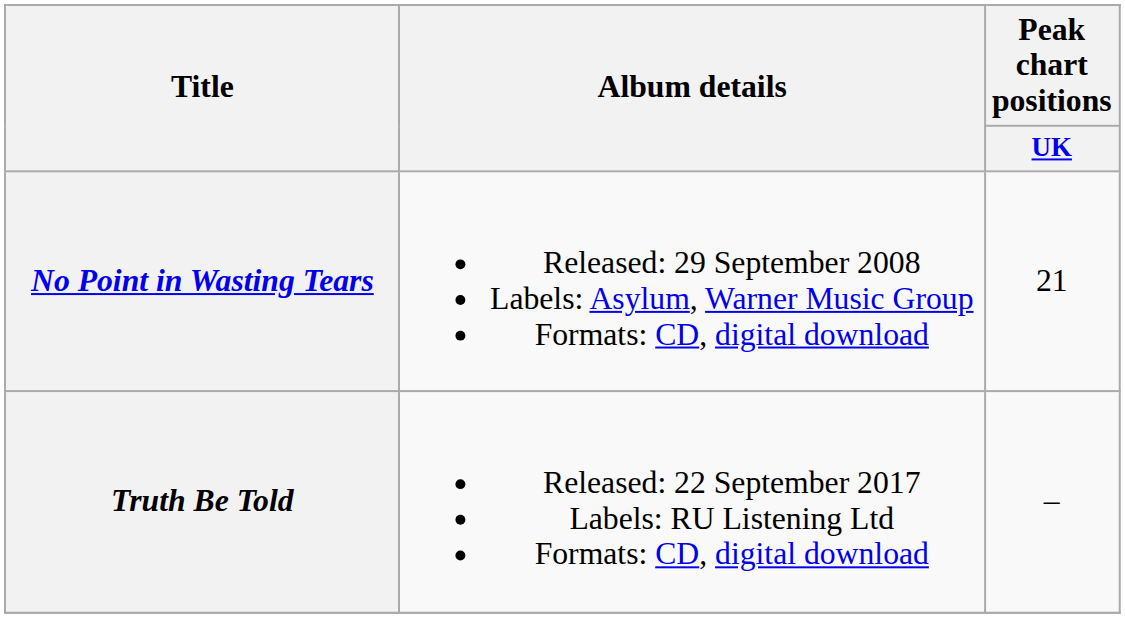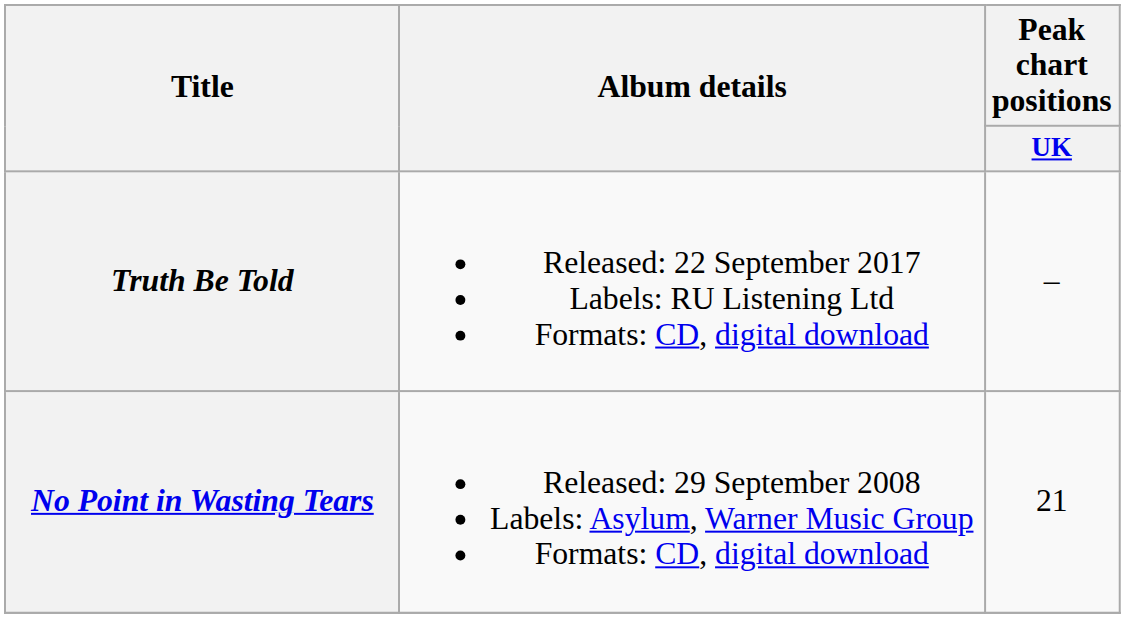rows swapped: (202, 280) <-> (202, 501)
